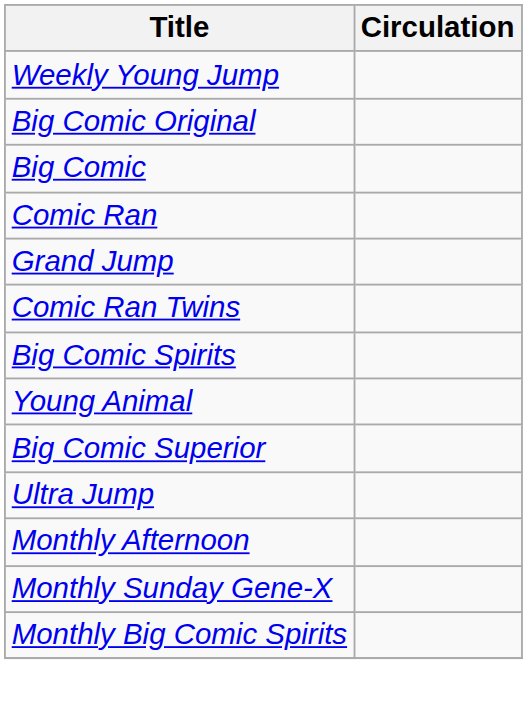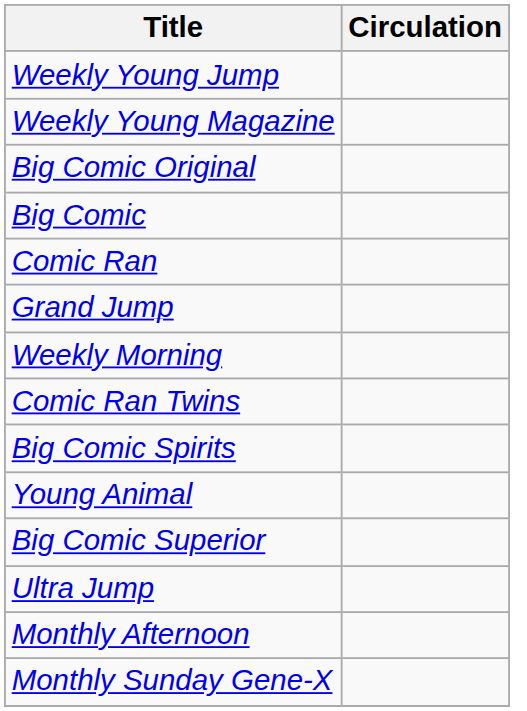+ row: (173, 121)
+ row: (117, 354)
- row: (179, 634)
